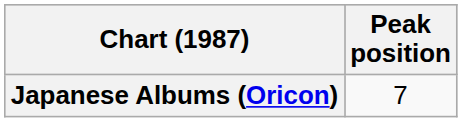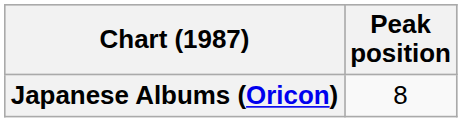(401, 95) 7 -> (401, 95) 8
